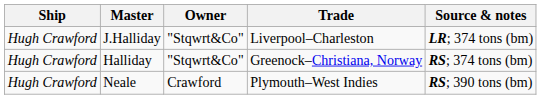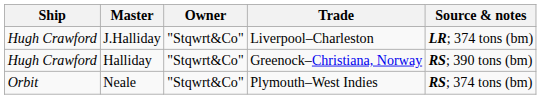(480, 60) RS; 374 tons (bm) -> (480, 60) RS; 390 tons (bm)
(52, 82) Hugh Crawford -> (23, 82) Orbit
(194, 82) Crawford -> (205, 82) "Stqwrt&Co"
(480, 82) RS; 390 tons (bm) -> (480, 82) RS; 374 tons (bm)
